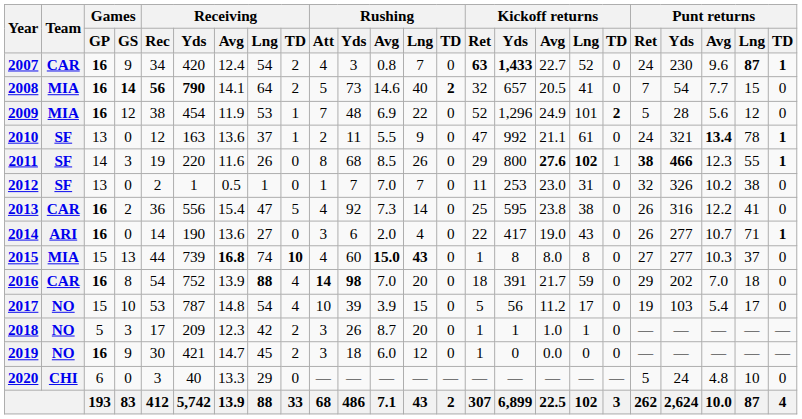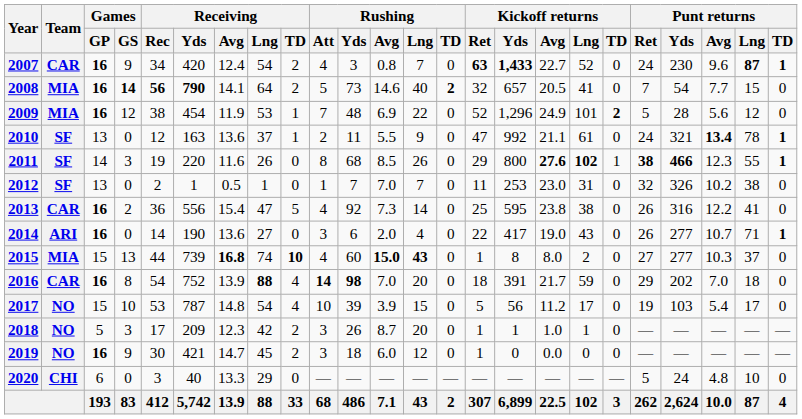(586, 257) 8 -> (586, 257) 2
